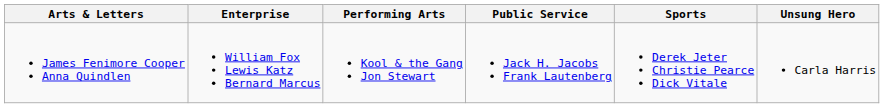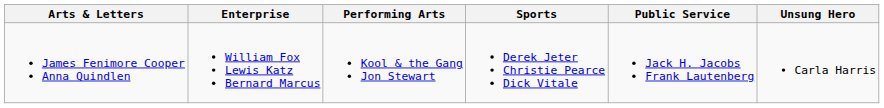columns swapped: (540, 14) <-> (686, 14)
